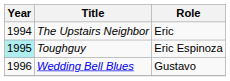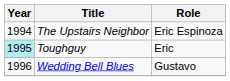(164, 31) Eric -> (188, 31) Eric Espinoza
(188, 48) Eric Espinoza -> (164, 48) Eric
